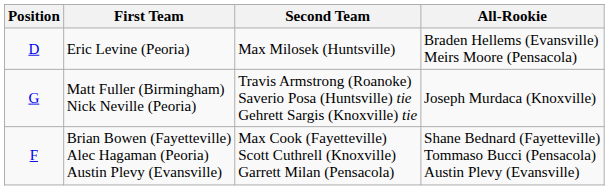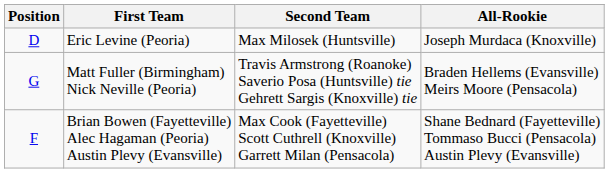(511, 48) Braden Hellems (Evansville) Meirs Moore (Pensacola) -> (510, 40) Joseph Murdaca (Knoxville)
(510, 97) Joseph Murdaca (Knoxville) -> (511, 81) Braden Hellems (Evansville) Meirs Moore (Pensacola)
